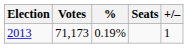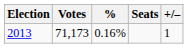(110, 33) 0.19% -> (110, 33) 0.16%
